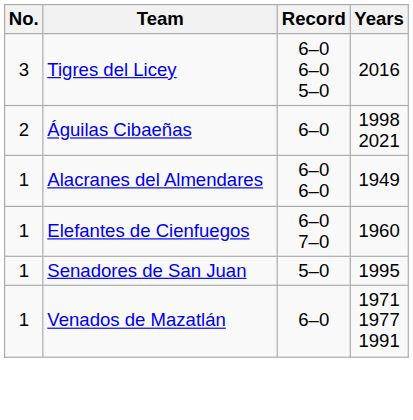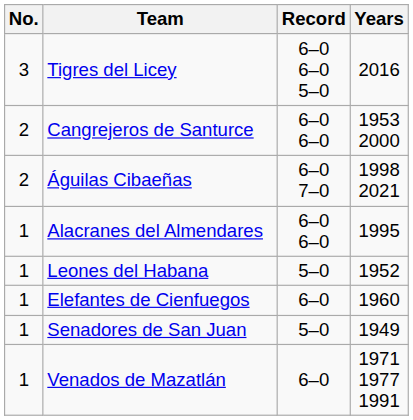+ row: (150, 130)
(314, 130) 6–0 -> (314, 180) 6–0 7–0
(379, 180) 1949 -> (379, 230) 1995
+ row: (128, 270)
(314, 230) 6–0 7–0 -> (314, 300) 6–0
(379, 270) 1995 -> (379, 329) 1949
